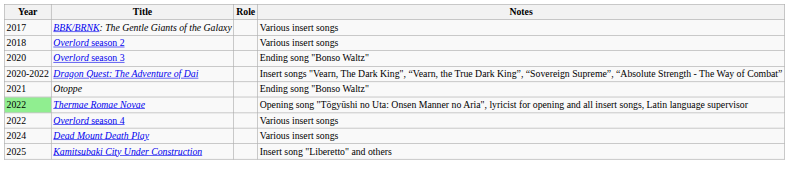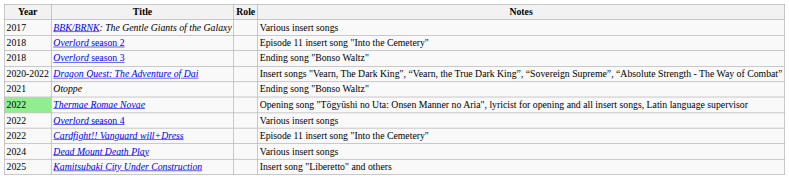(299, 43) Various insert songs -> (344, 43) Episode 11 insert song "Into the Cemetery"
(16, 58) 2020 -> (16, 58) 2018
+ row: (118, 136)
